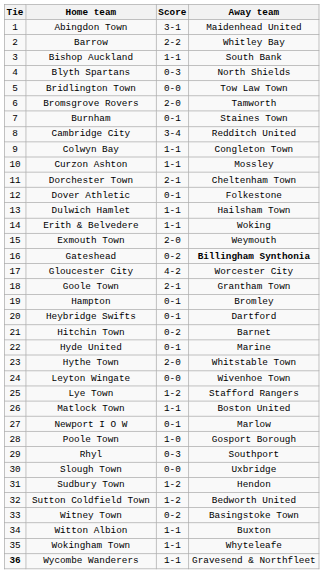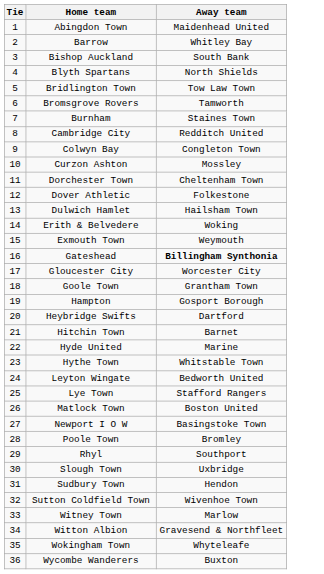- column: (172, 12)
(254, 302) Bromley -> (221, 302) Gosport Borough
(254, 378) Wivenhoe Town -> (221, 378) Bedworth United
(254, 424) Marlow -> (221, 424) Basingstoke Town
(254, 439) Gosport Borough -> (221, 439) Bromley
(254, 500) Bedworth United -> (221, 500) Wivenhoe Town
(254, 515) Basingstoke Town -> (221, 515) Marlow
(254, 531) Buxton -> (221, 531) Gravesend & Northfleet
(15, 561) bold -> (15, 561) normal
(254, 561) Gravesend & Northfleet -> (221, 561) Buxton
